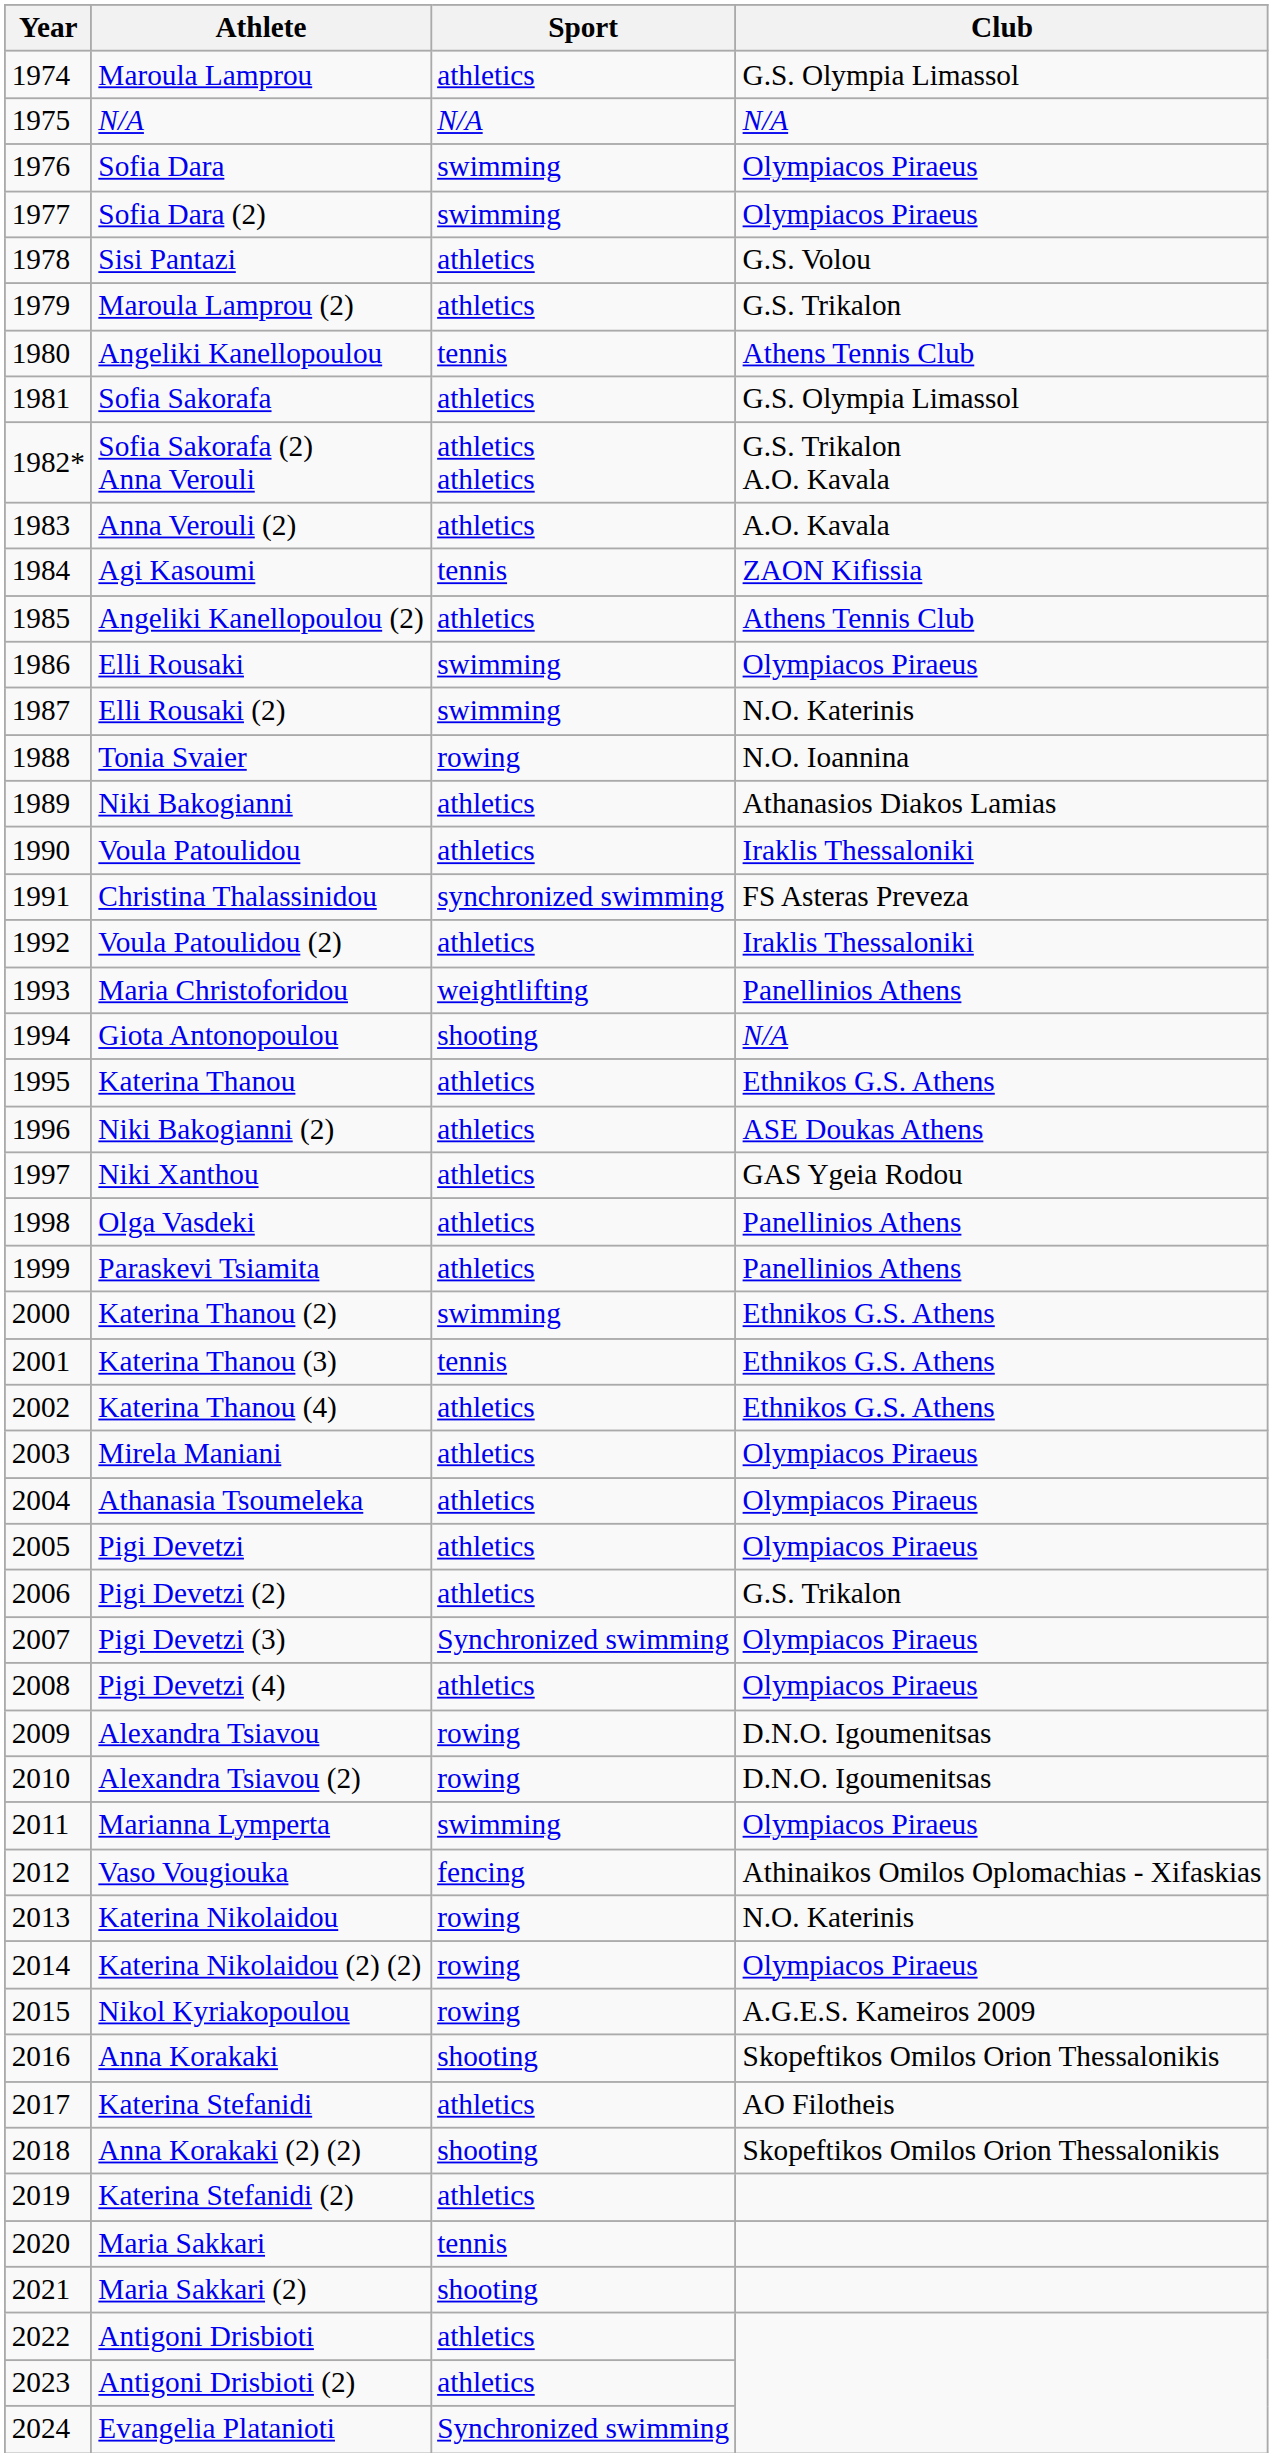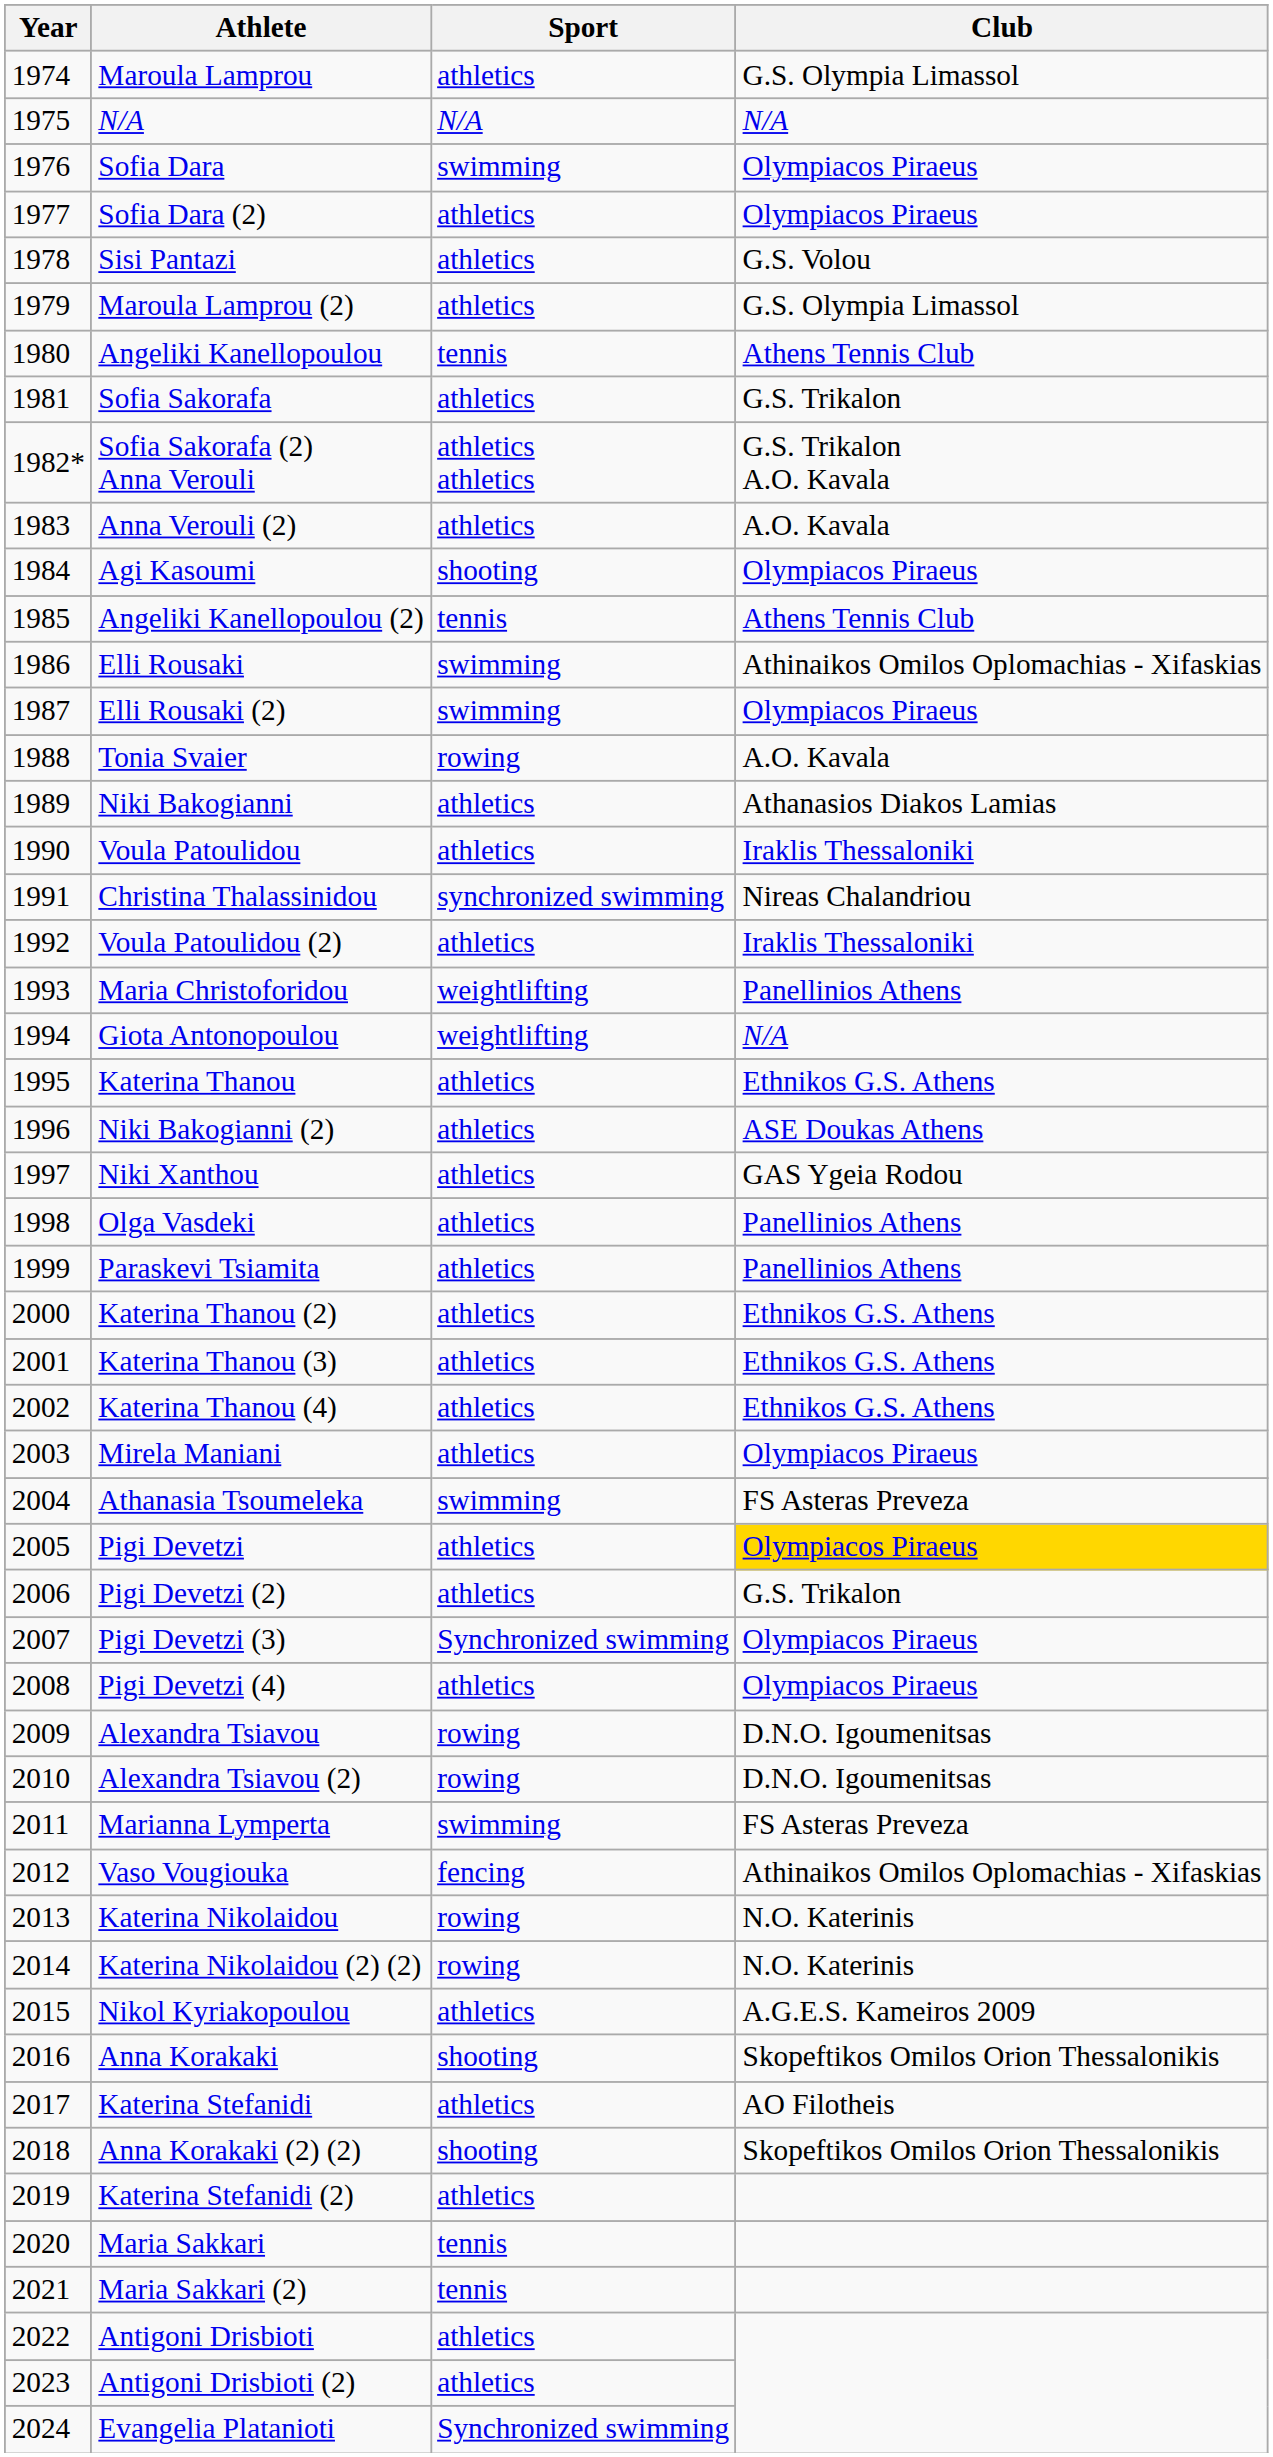(499, 213) swimming -> (486, 213) athletics
(822, 306) G.S. Trikalon -> (881, 306) G.S. Olympia Limassol
(881, 399) G.S. Olympia Limassol -> (822, 399) G.S. Trikalon
(472, 571) tennis -> (488, 571) shooting
(832, 571) ZAON Kifissia -> (860, 571) Olympiacos Piraeus
(486, 617) athletics -> (472, 617) tennis
(860, 664) Olympiacos Piraeus -> (1002, 664) Athinaikos Omilos Oplomachias - Xifaskias
(828, 710) N.O. Katerinis -> (860, 710) Olympiacos Piraeus
(826, 757) Ν.Ο. Ioannina -> (816, 757) A.O. Kavala
(856, 896) FS Asteras Preveza -> (857, 896) Nireas Chalandriou
(488, 1035) shooting -> (513, 1035) weightlifting
(499, 1314) swimming -> (486, 1314) athletics
(472, 1360) tennis -> (486, 1360) athletics
(486, 1500) athletics -> (499, 1500) swimming
(860, 1500) Olympiacos Piraeus -> (856, 1500) FS Asteras Preveza
(860, 1546) no background -> (860, 1546) gold background
(860, 1825) Olympiacos Piraeus -> (856, 1825) FS Asteras Preveza
(860, 1964) Olympiacos Piraeus -> (828, 1964) N.O. Katerinis
(479, 2010) rowing -> (486, 2010) athletics
(488, 2289) shooting -> (472, 2289) tennis
